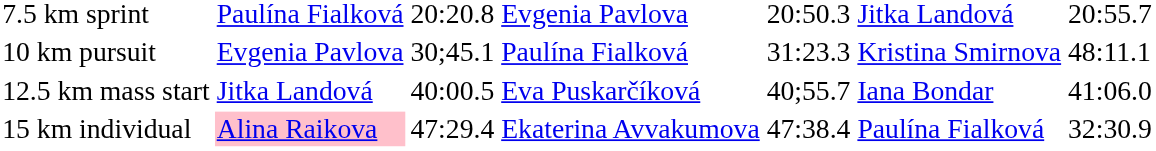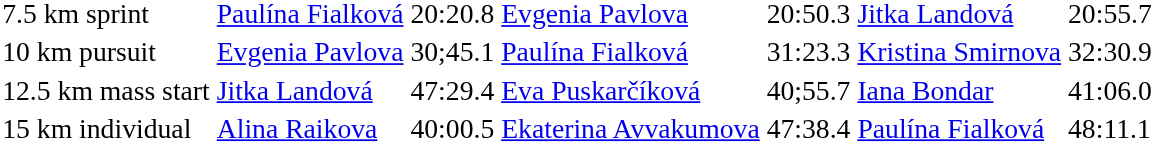(1109, 52) 48:11.1 -> (1110, 52) 32:30.9
(452, 90) 40:00.5 -> (452, 90) 47:29.4
(297, 128) pink background -> (297, 128) no background
(452, 128) 47:29.4 -> (452, 128) 40:00.5
(1110, 128) 32:30.9 -> (1109, 128) 48:11.1
